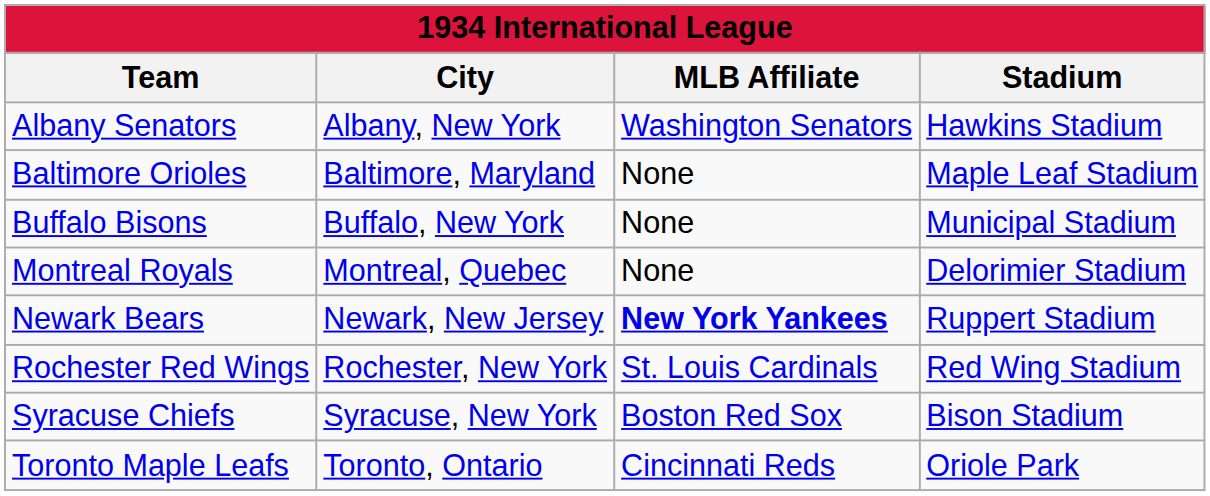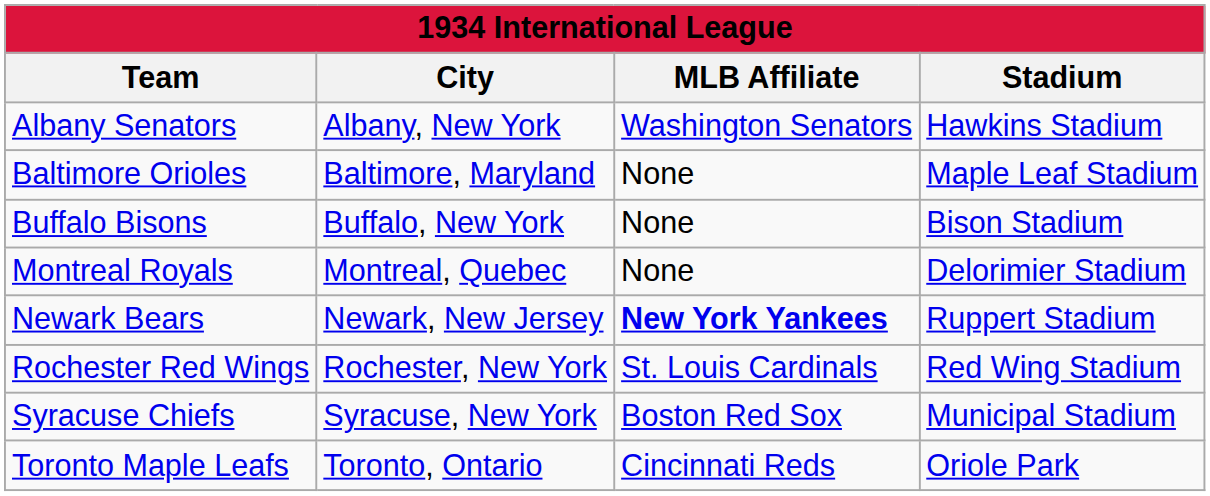(1051, 222) Municipal Stadium -> (1025, 222) Bison Stadium
(1025, 416) Bison Stadium -> (1051, 416) Municipal Stadium
